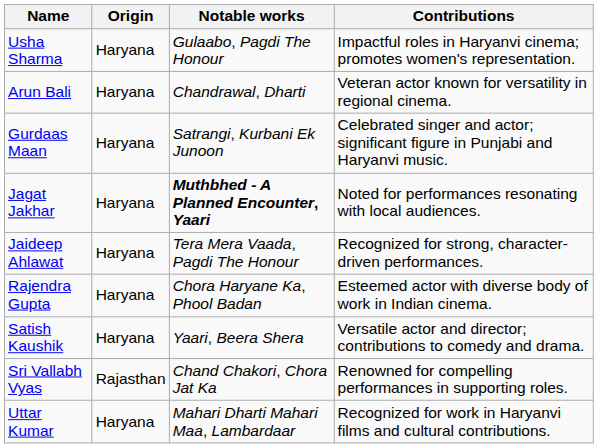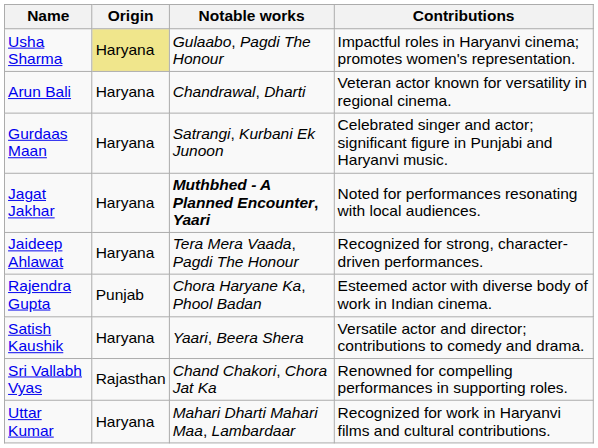(125, 50) no background -> (125, 50) khaki background
(125, 295) Haryana -> (120, 295) Punjab
